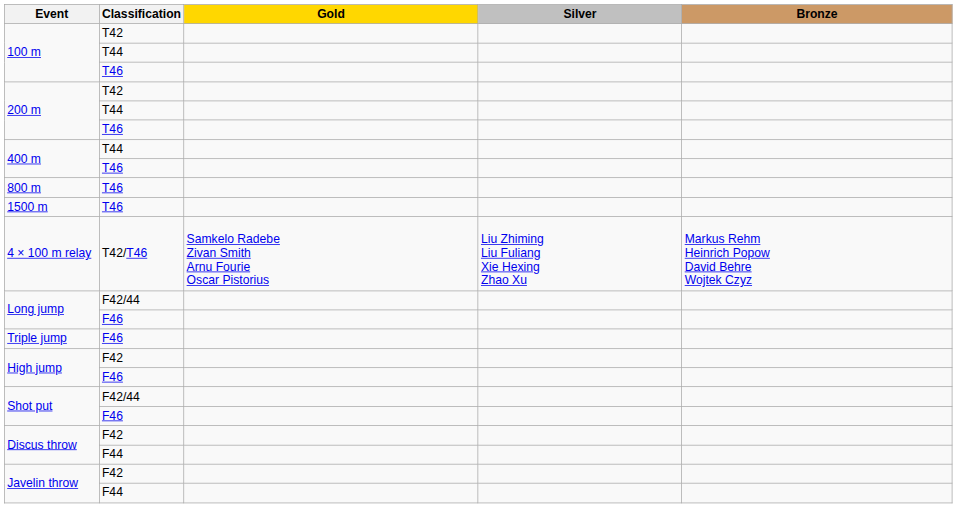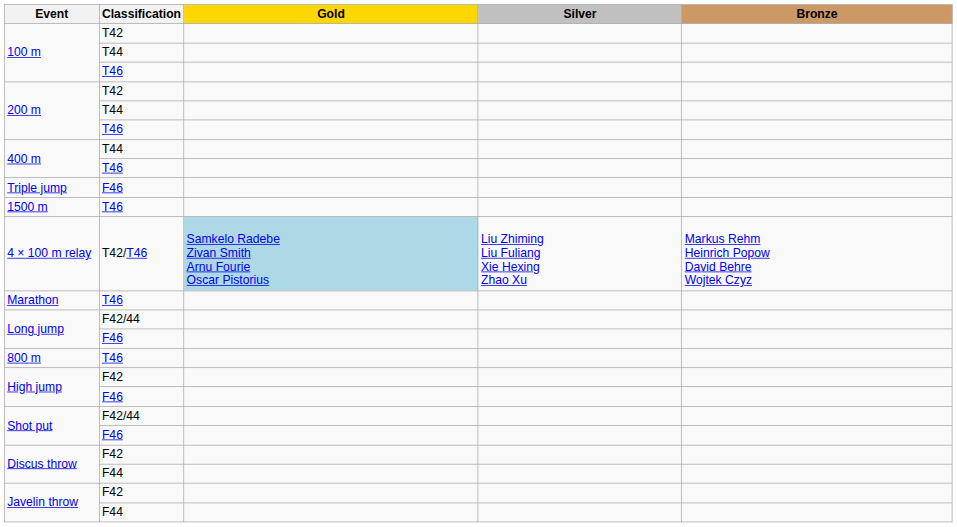rows swapped: (24, 187) <-> (37, 338)
(233, 260) no background -> (233, 260) lightblue background
+ row: (33, 300)
